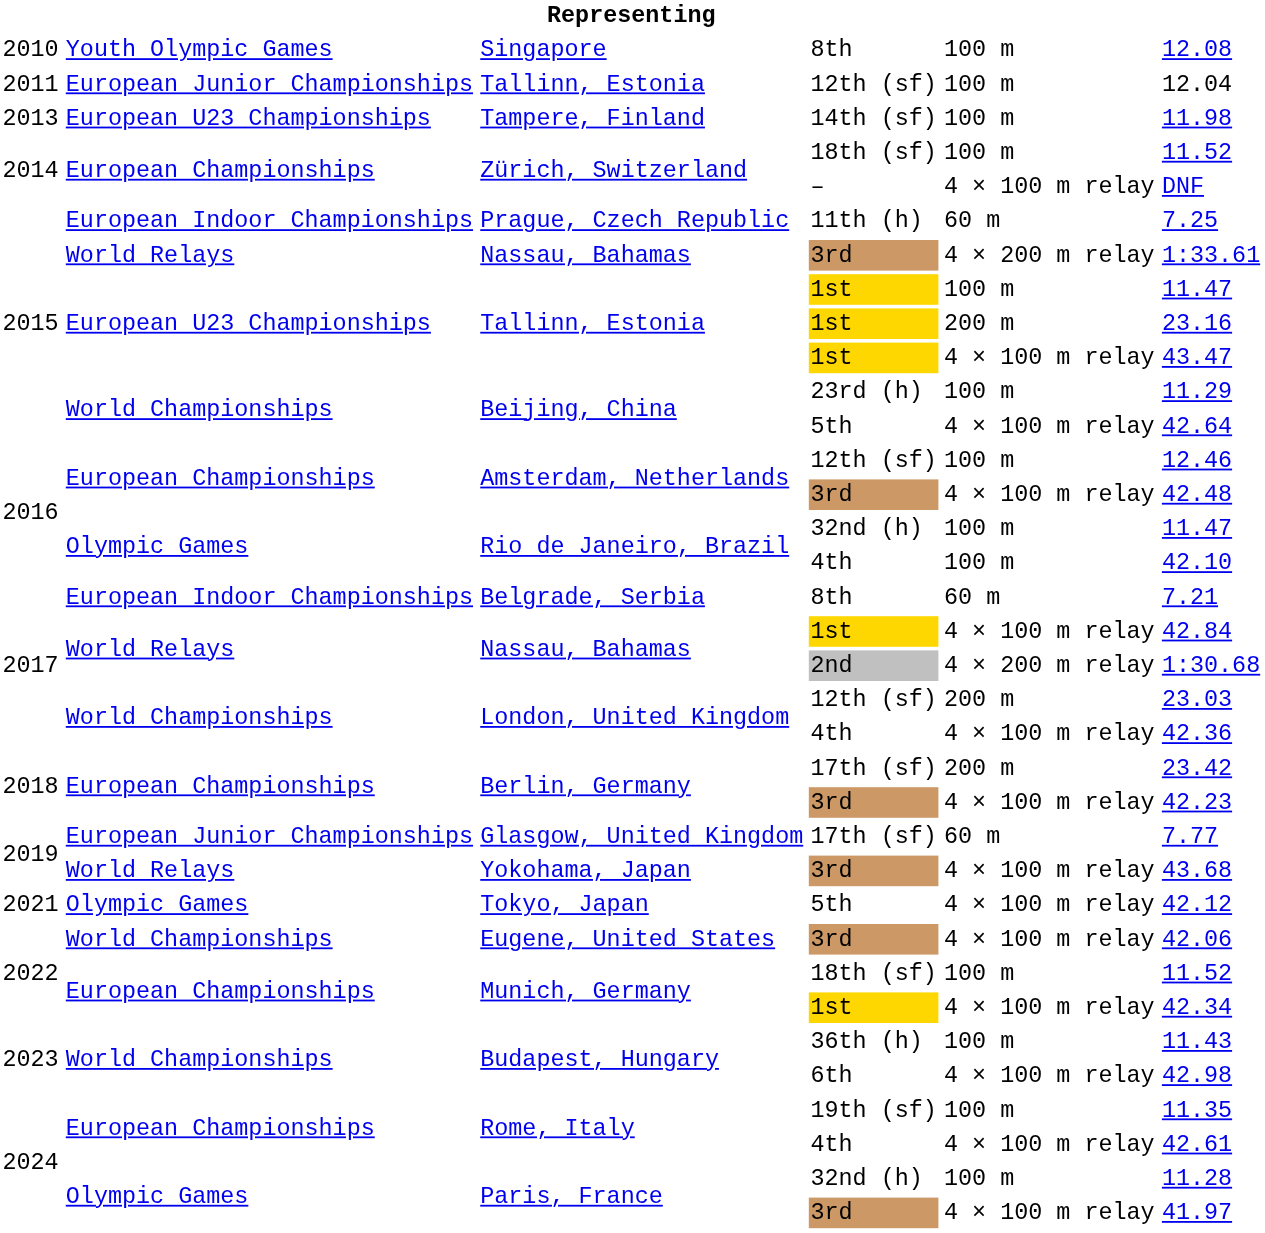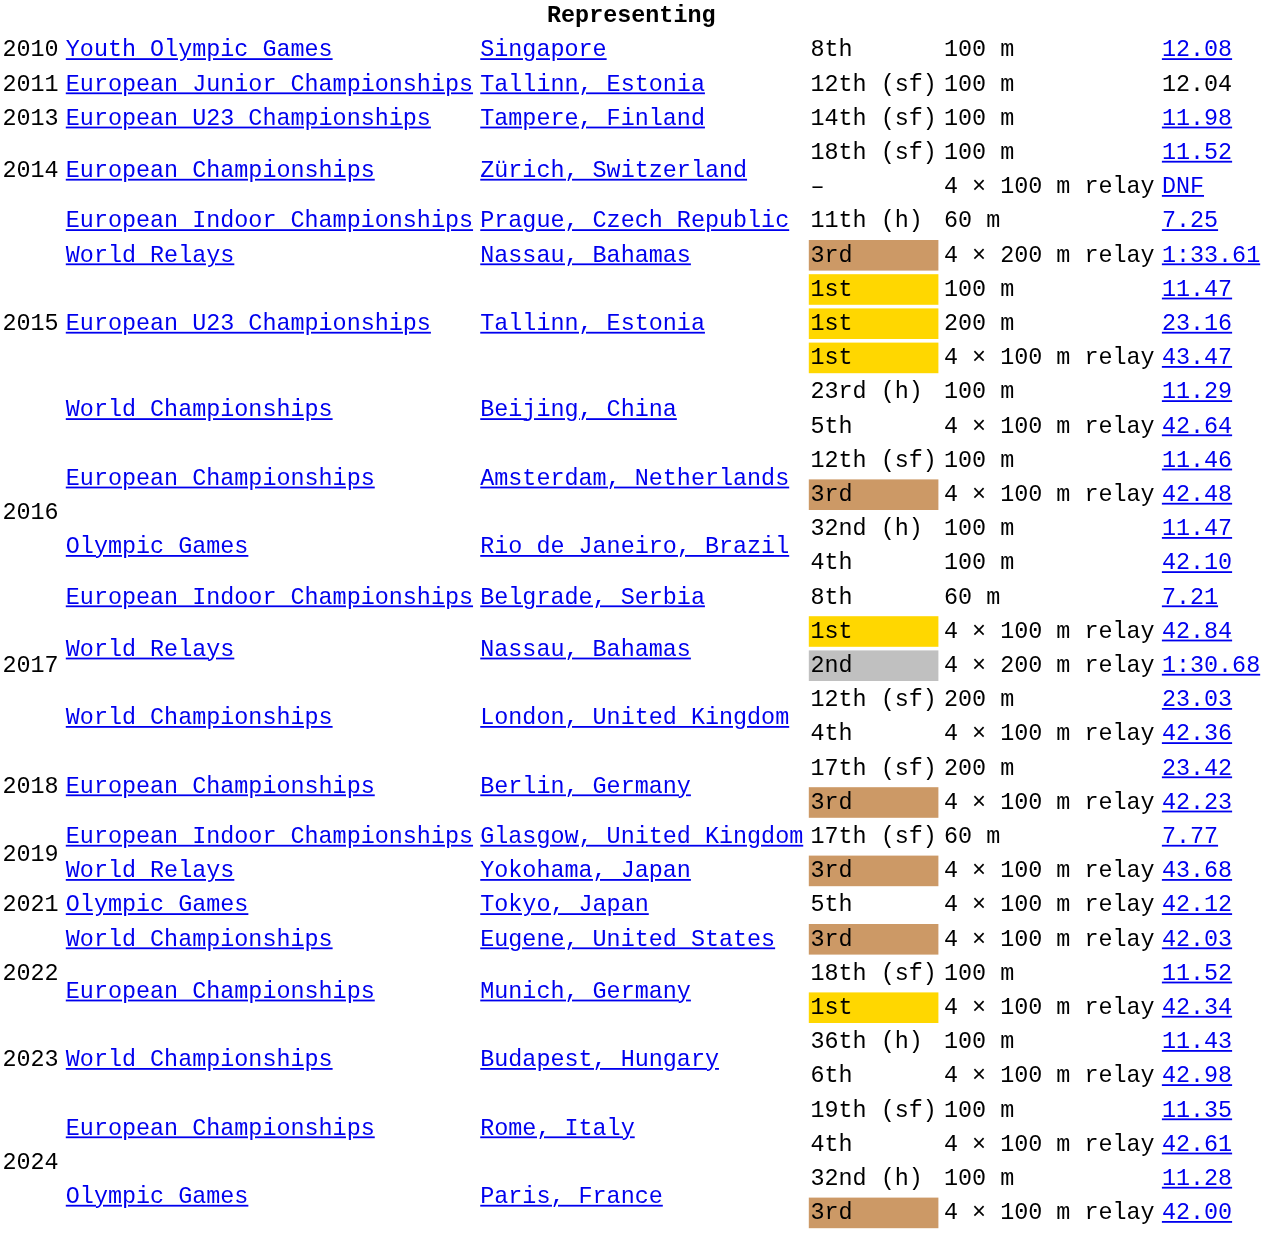(1197, 460) 12.46 -> (1197, 460) 11.46
(269, 837) European Junior Championships -> (269, 837) European Indoor Championships
(1197, 939) 42.06 -> (1197, 939) 42.03
(1197, 1213) 41.97 -> (1197, 1213) 42.00
